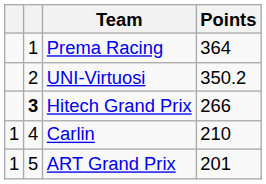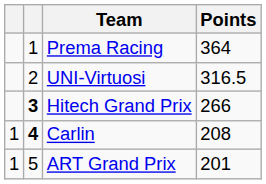(223, 77) 350.2 -> (223, 77) 316.5
(33, 135) normal -> (33, 135) bold
(216, 135) 210 -> (216, 135) 208
